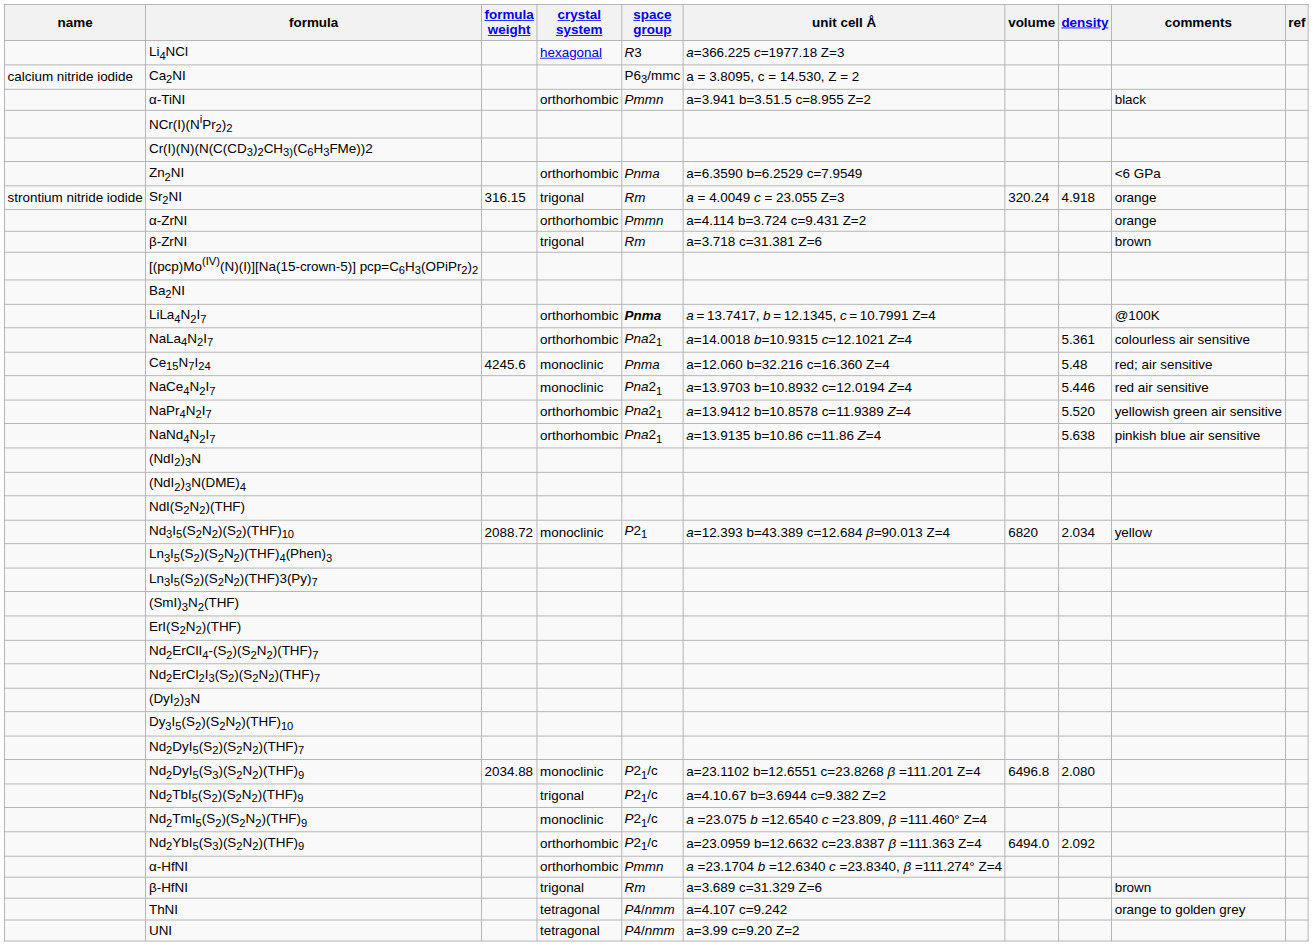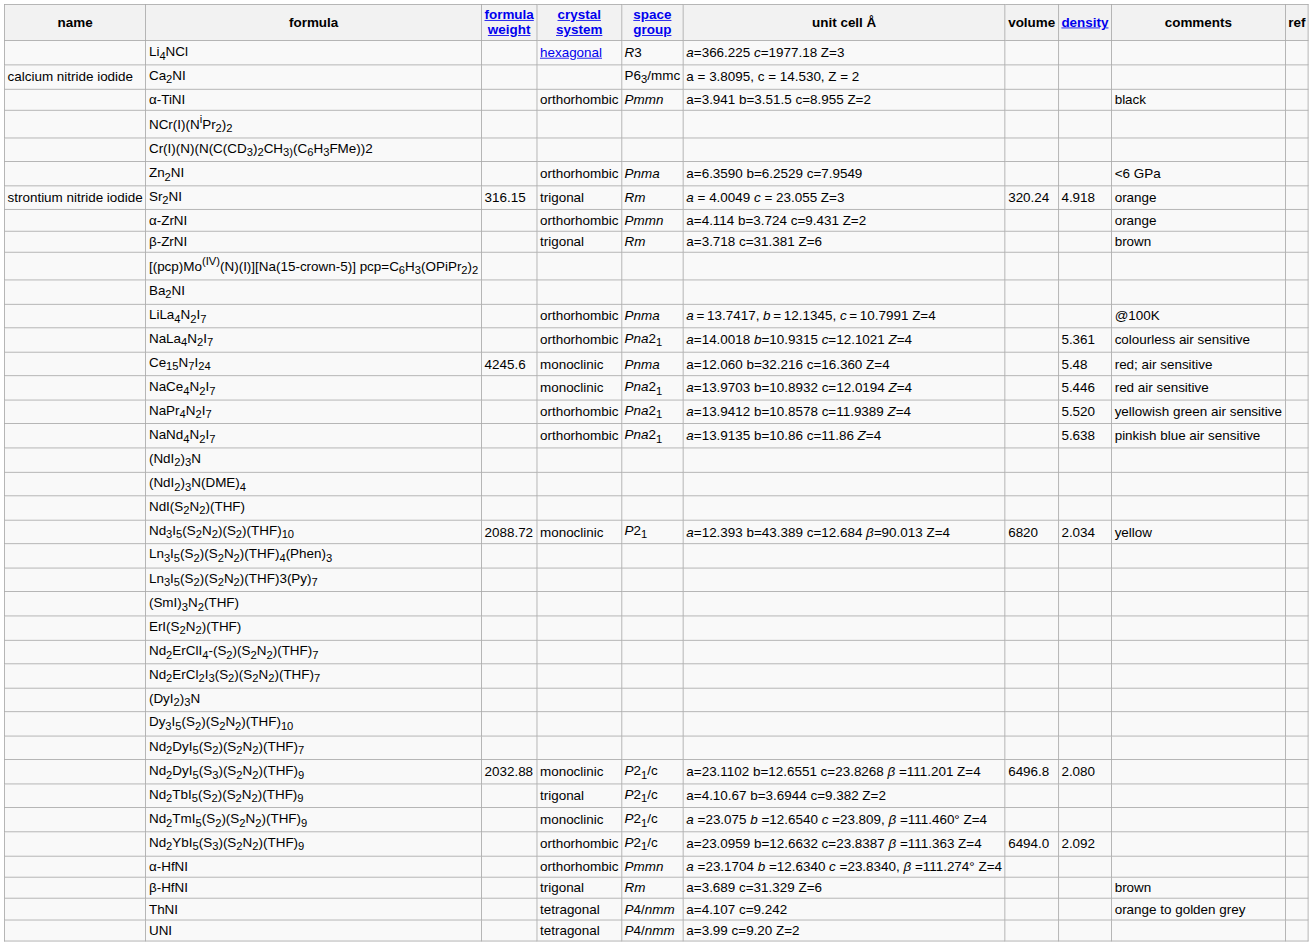(643, 316) bold -> (642, 316) normal
(509, 771) 2034.88 -> (509, 771) 2032.88
